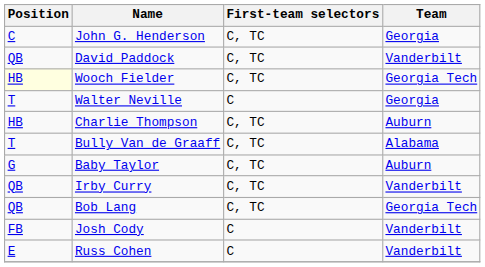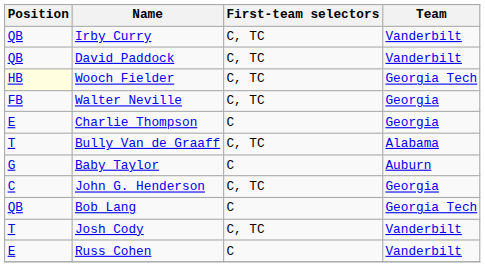rows swapped: (113, 186) <-> (140, 36)
(11, 101) T -> (15, 101) FB
(230, 101) C -> (245, 101) C, TC
(15, 122) HB -> (11, 122) E
(245, 122) C, TC -> (230, 122) C
(408, 122) Auburn -> (412, 122) Georgia
(245, 165) C, TC -> (230, 165) C
(245, 208) C, TC -> (230, 208) C
(15, 229) FB -> (11, 229) T
(230, 229) C -> (245, 229) C, TC
